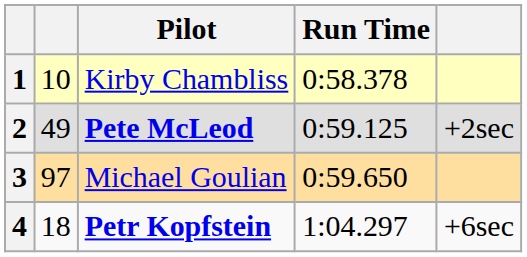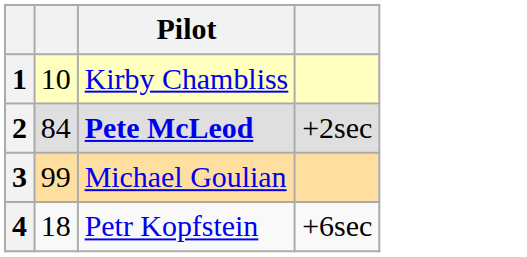- column: (366, 29)
(56, 128) 49 -> (56, 128) 84
(56, 177) 97 -> (56, 177) 99
(178, 226) bold -> (171, 226) normal
